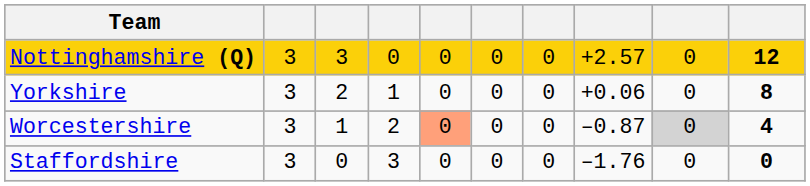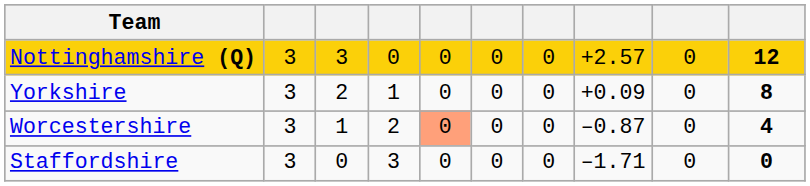(613, 93) +0.06 -> (613, 93) +0.09
(690, 128) lightgrey background -> (690, 128) no background
(613, 163) –1.76 -> (613, 163) –1.71
